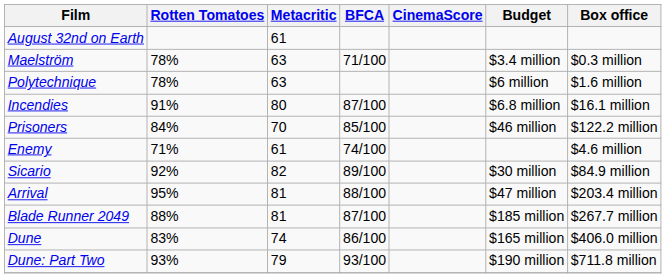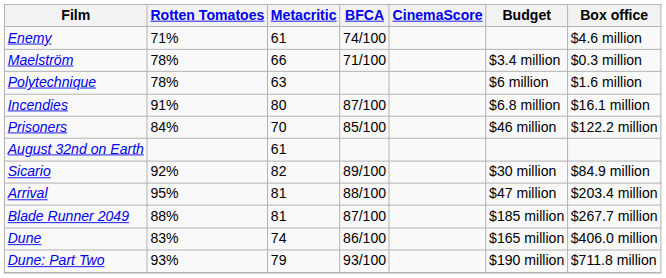rows swapped: (76, 37) <-> (30, 149)
(279, 60) 63 -> (279, 60) 66
